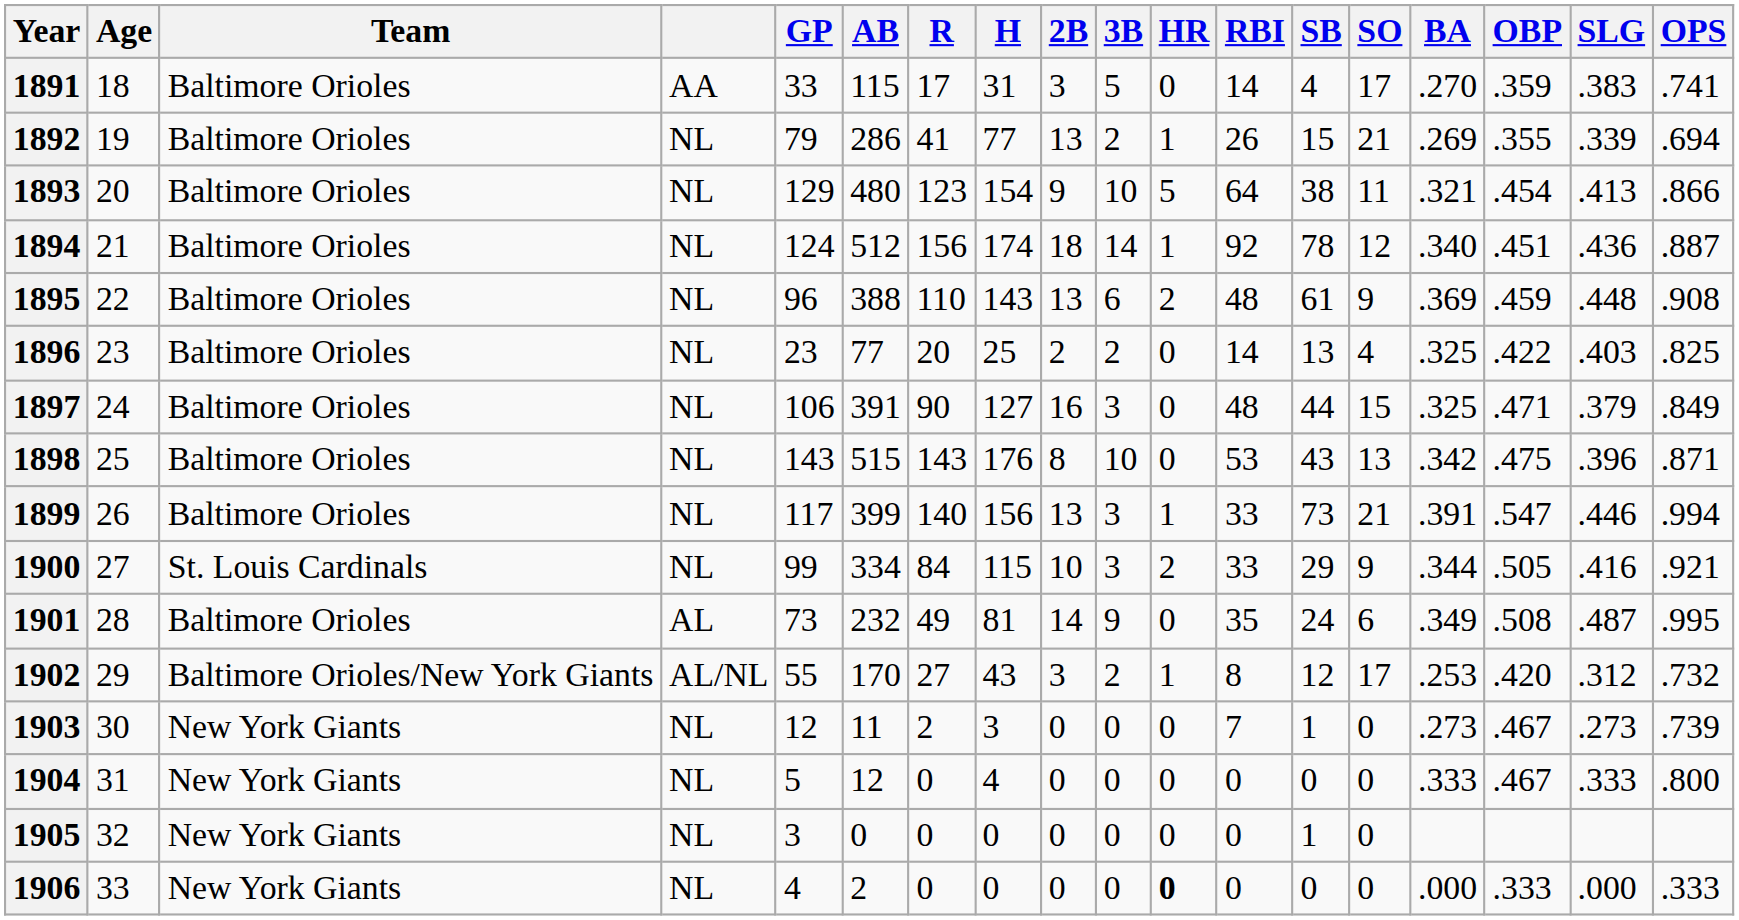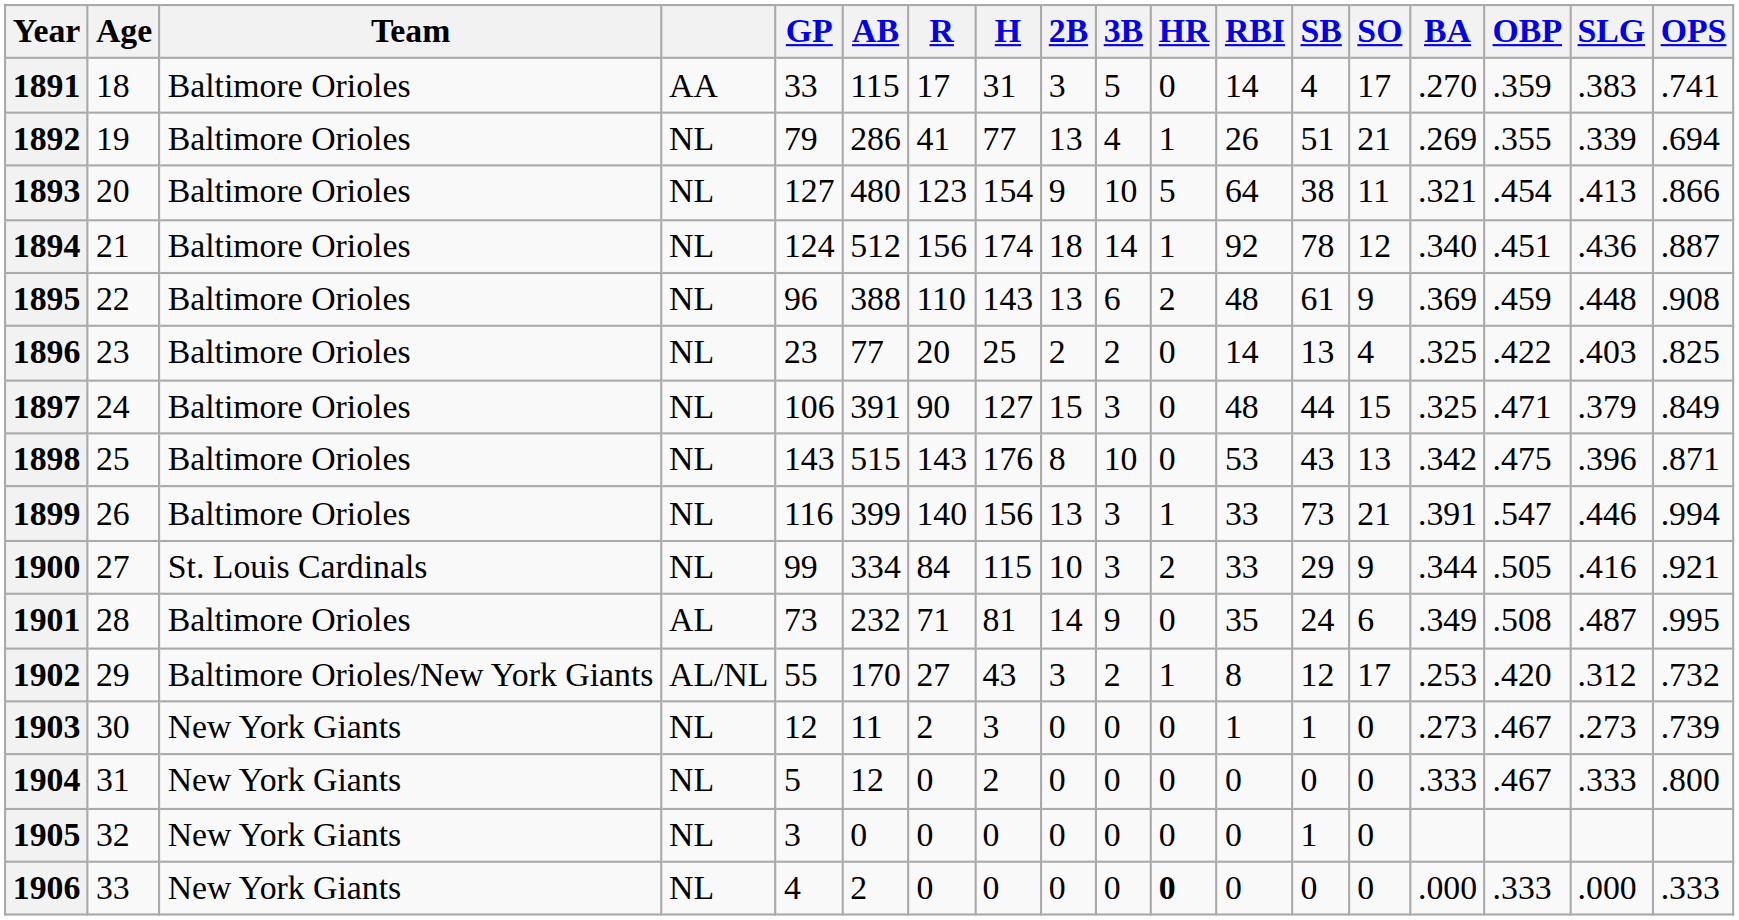(1112, 138) 2 -> (1112, 138) 4
(1317, 138) 15 -> (1317, 138) 51
(809, 191) 129 -> (809, 191) 127
(1066, 406) 16 -> (1066, 406) 15
(809, 513) 117 -> (809, 513) 116
(933, 620) 49 -> (933, 620) 71
(1233, 727) 7 -> (1233, 727) 1
(991, 780) 4 -> (991, 780) 2
